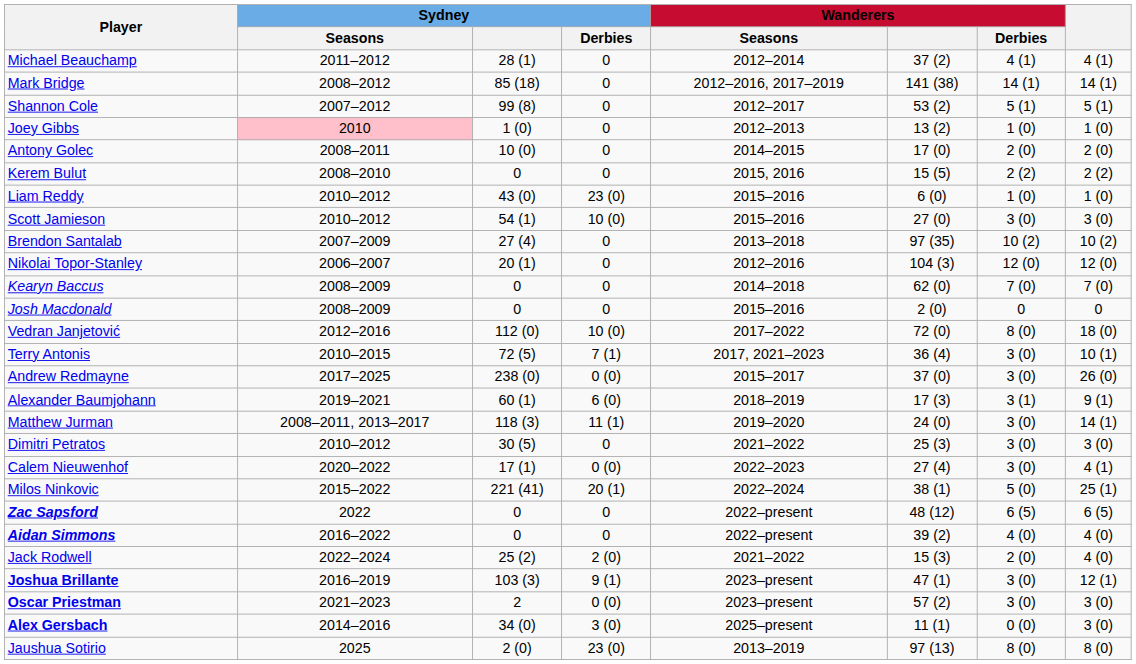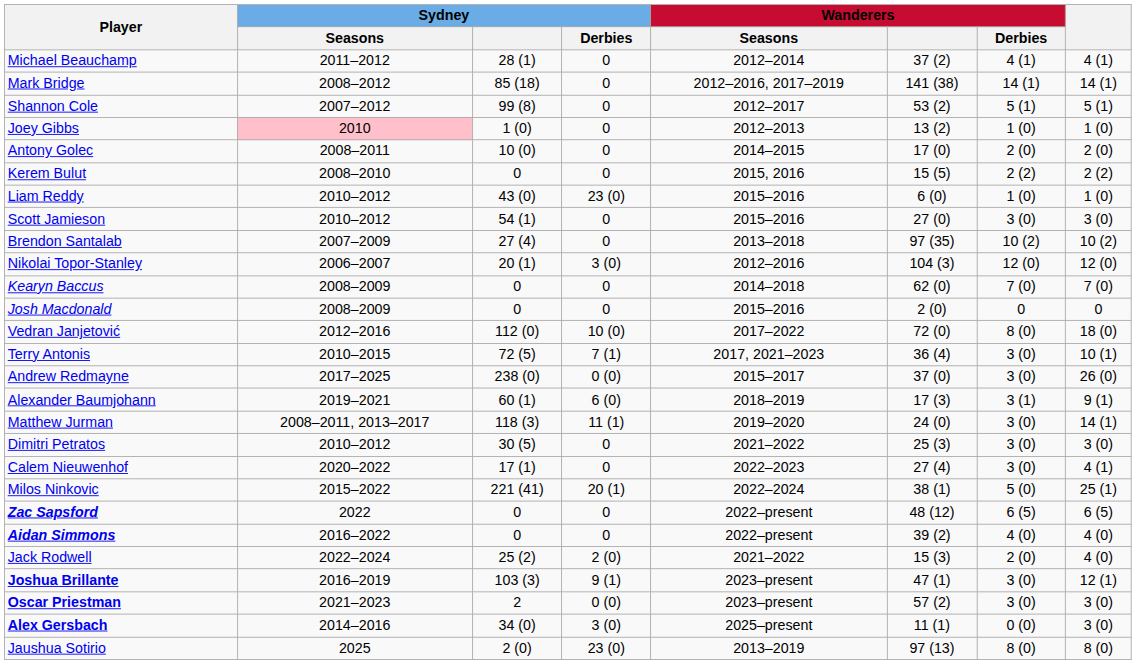(606, 219) 10 (0) -> (606, 219) 0
(606, 264) 0 -> (606, 264) 3 (0)
(606, 467) 0 (0) -> (606, 467) 0
